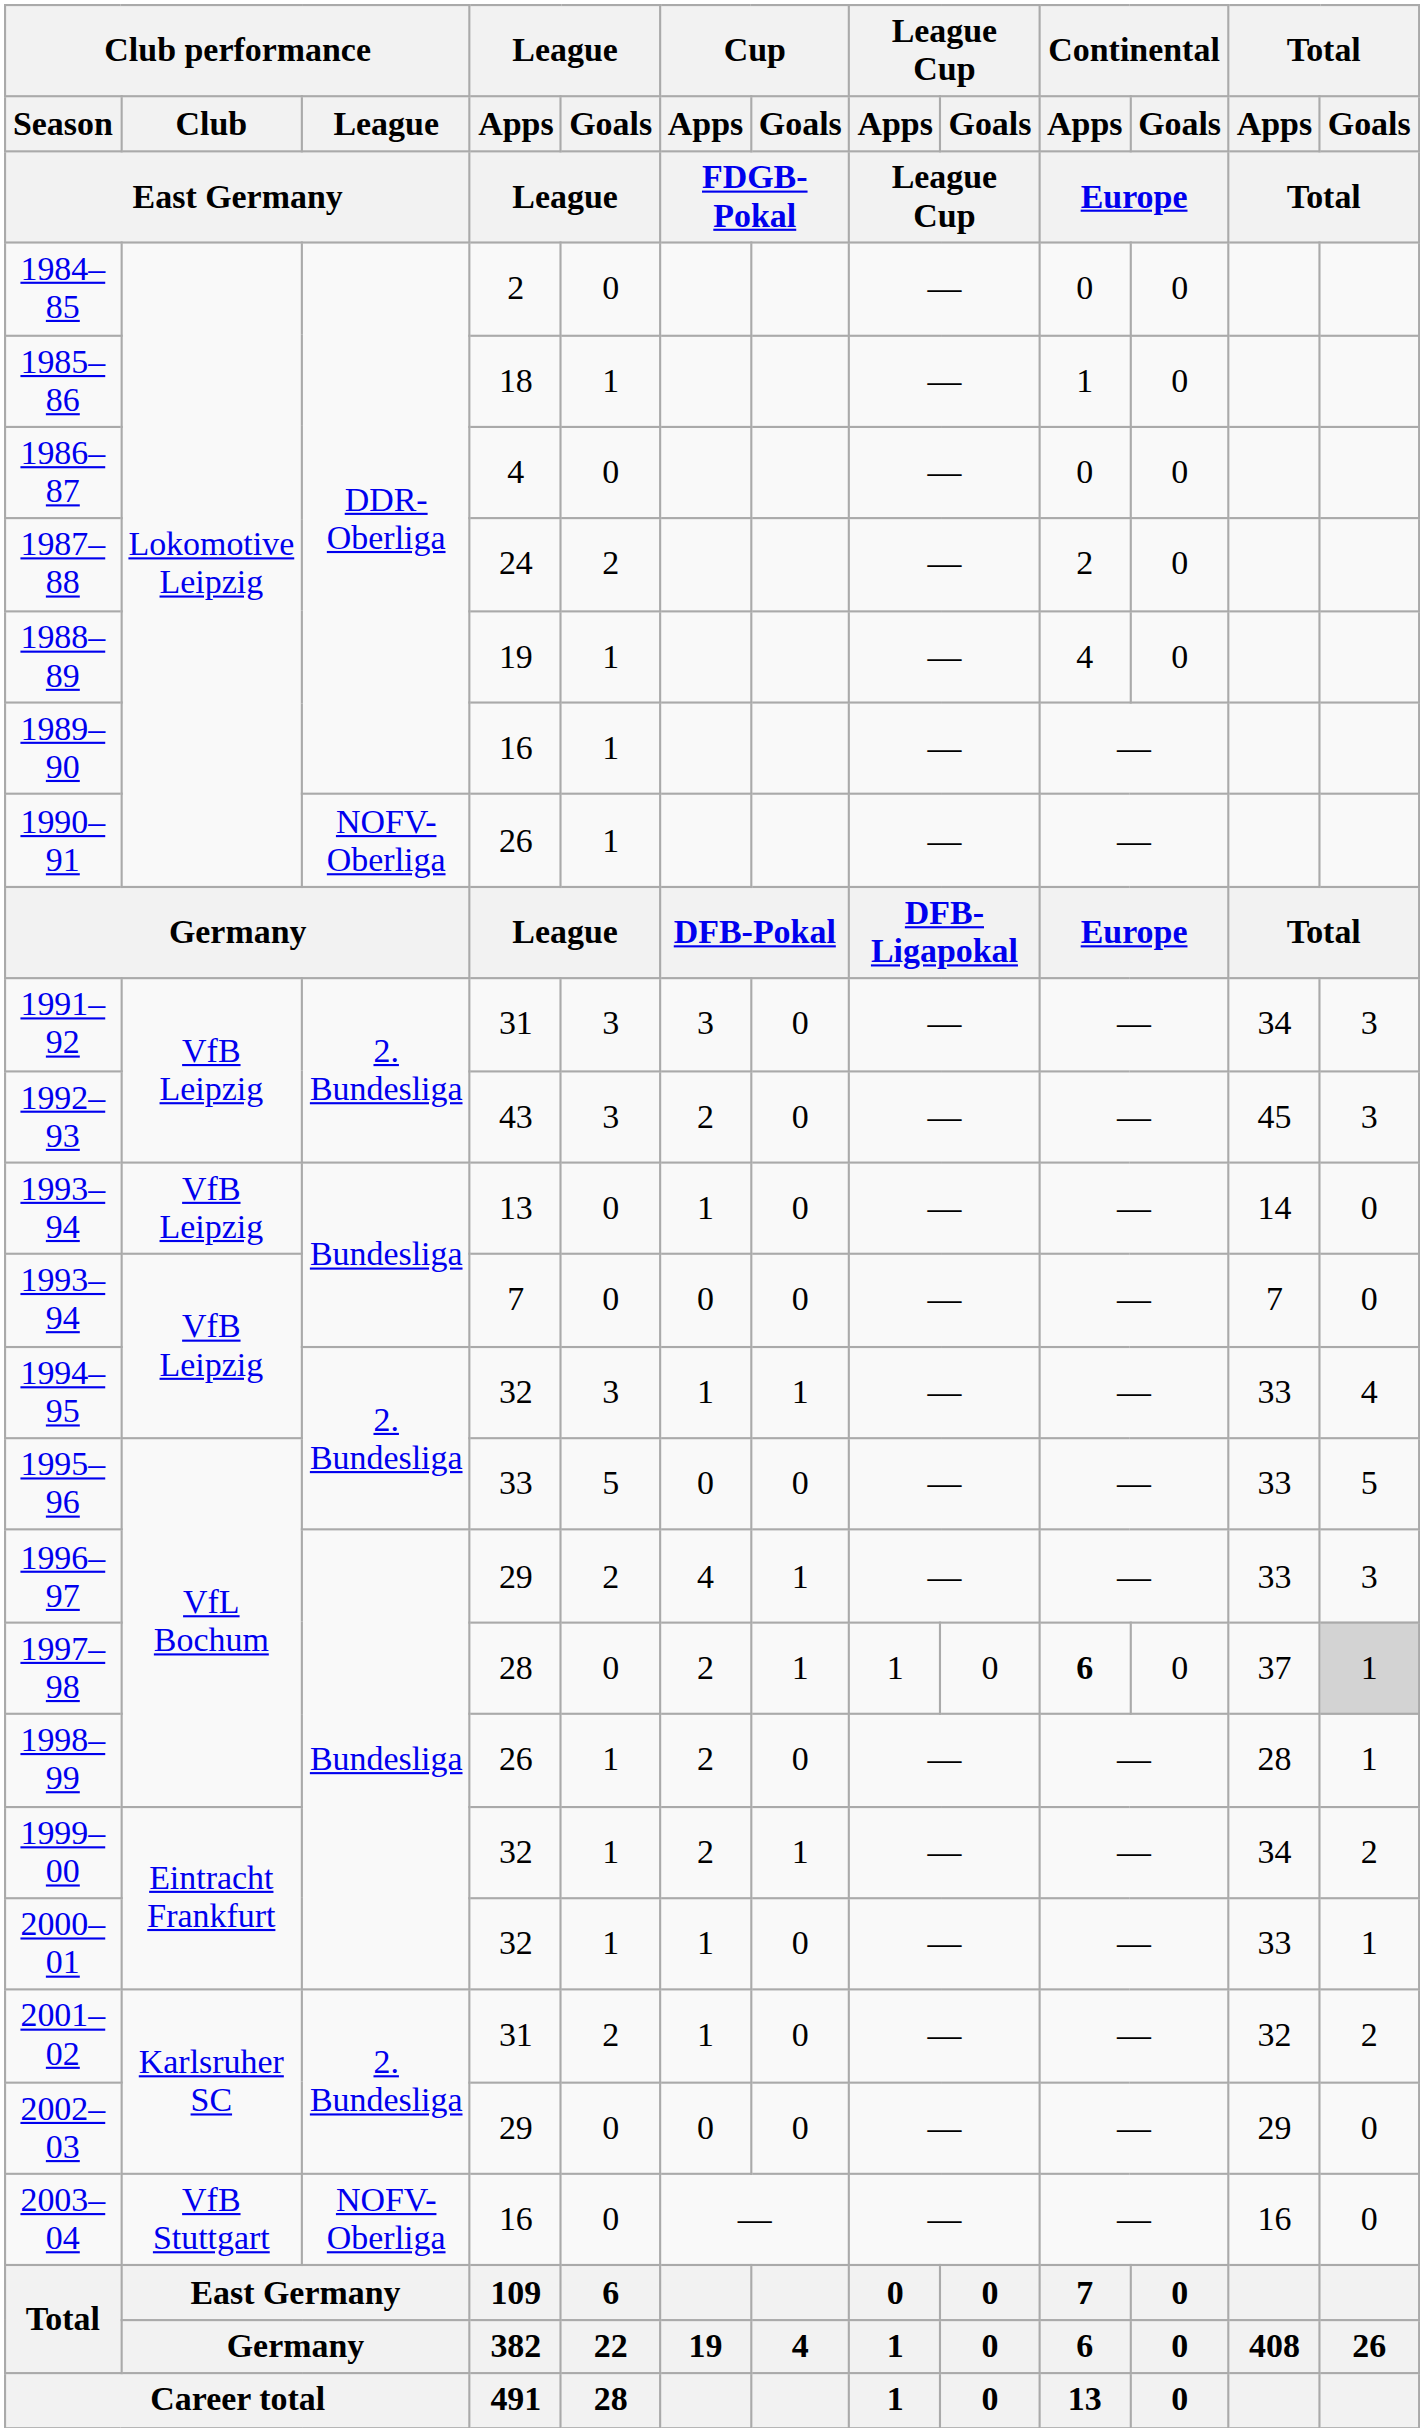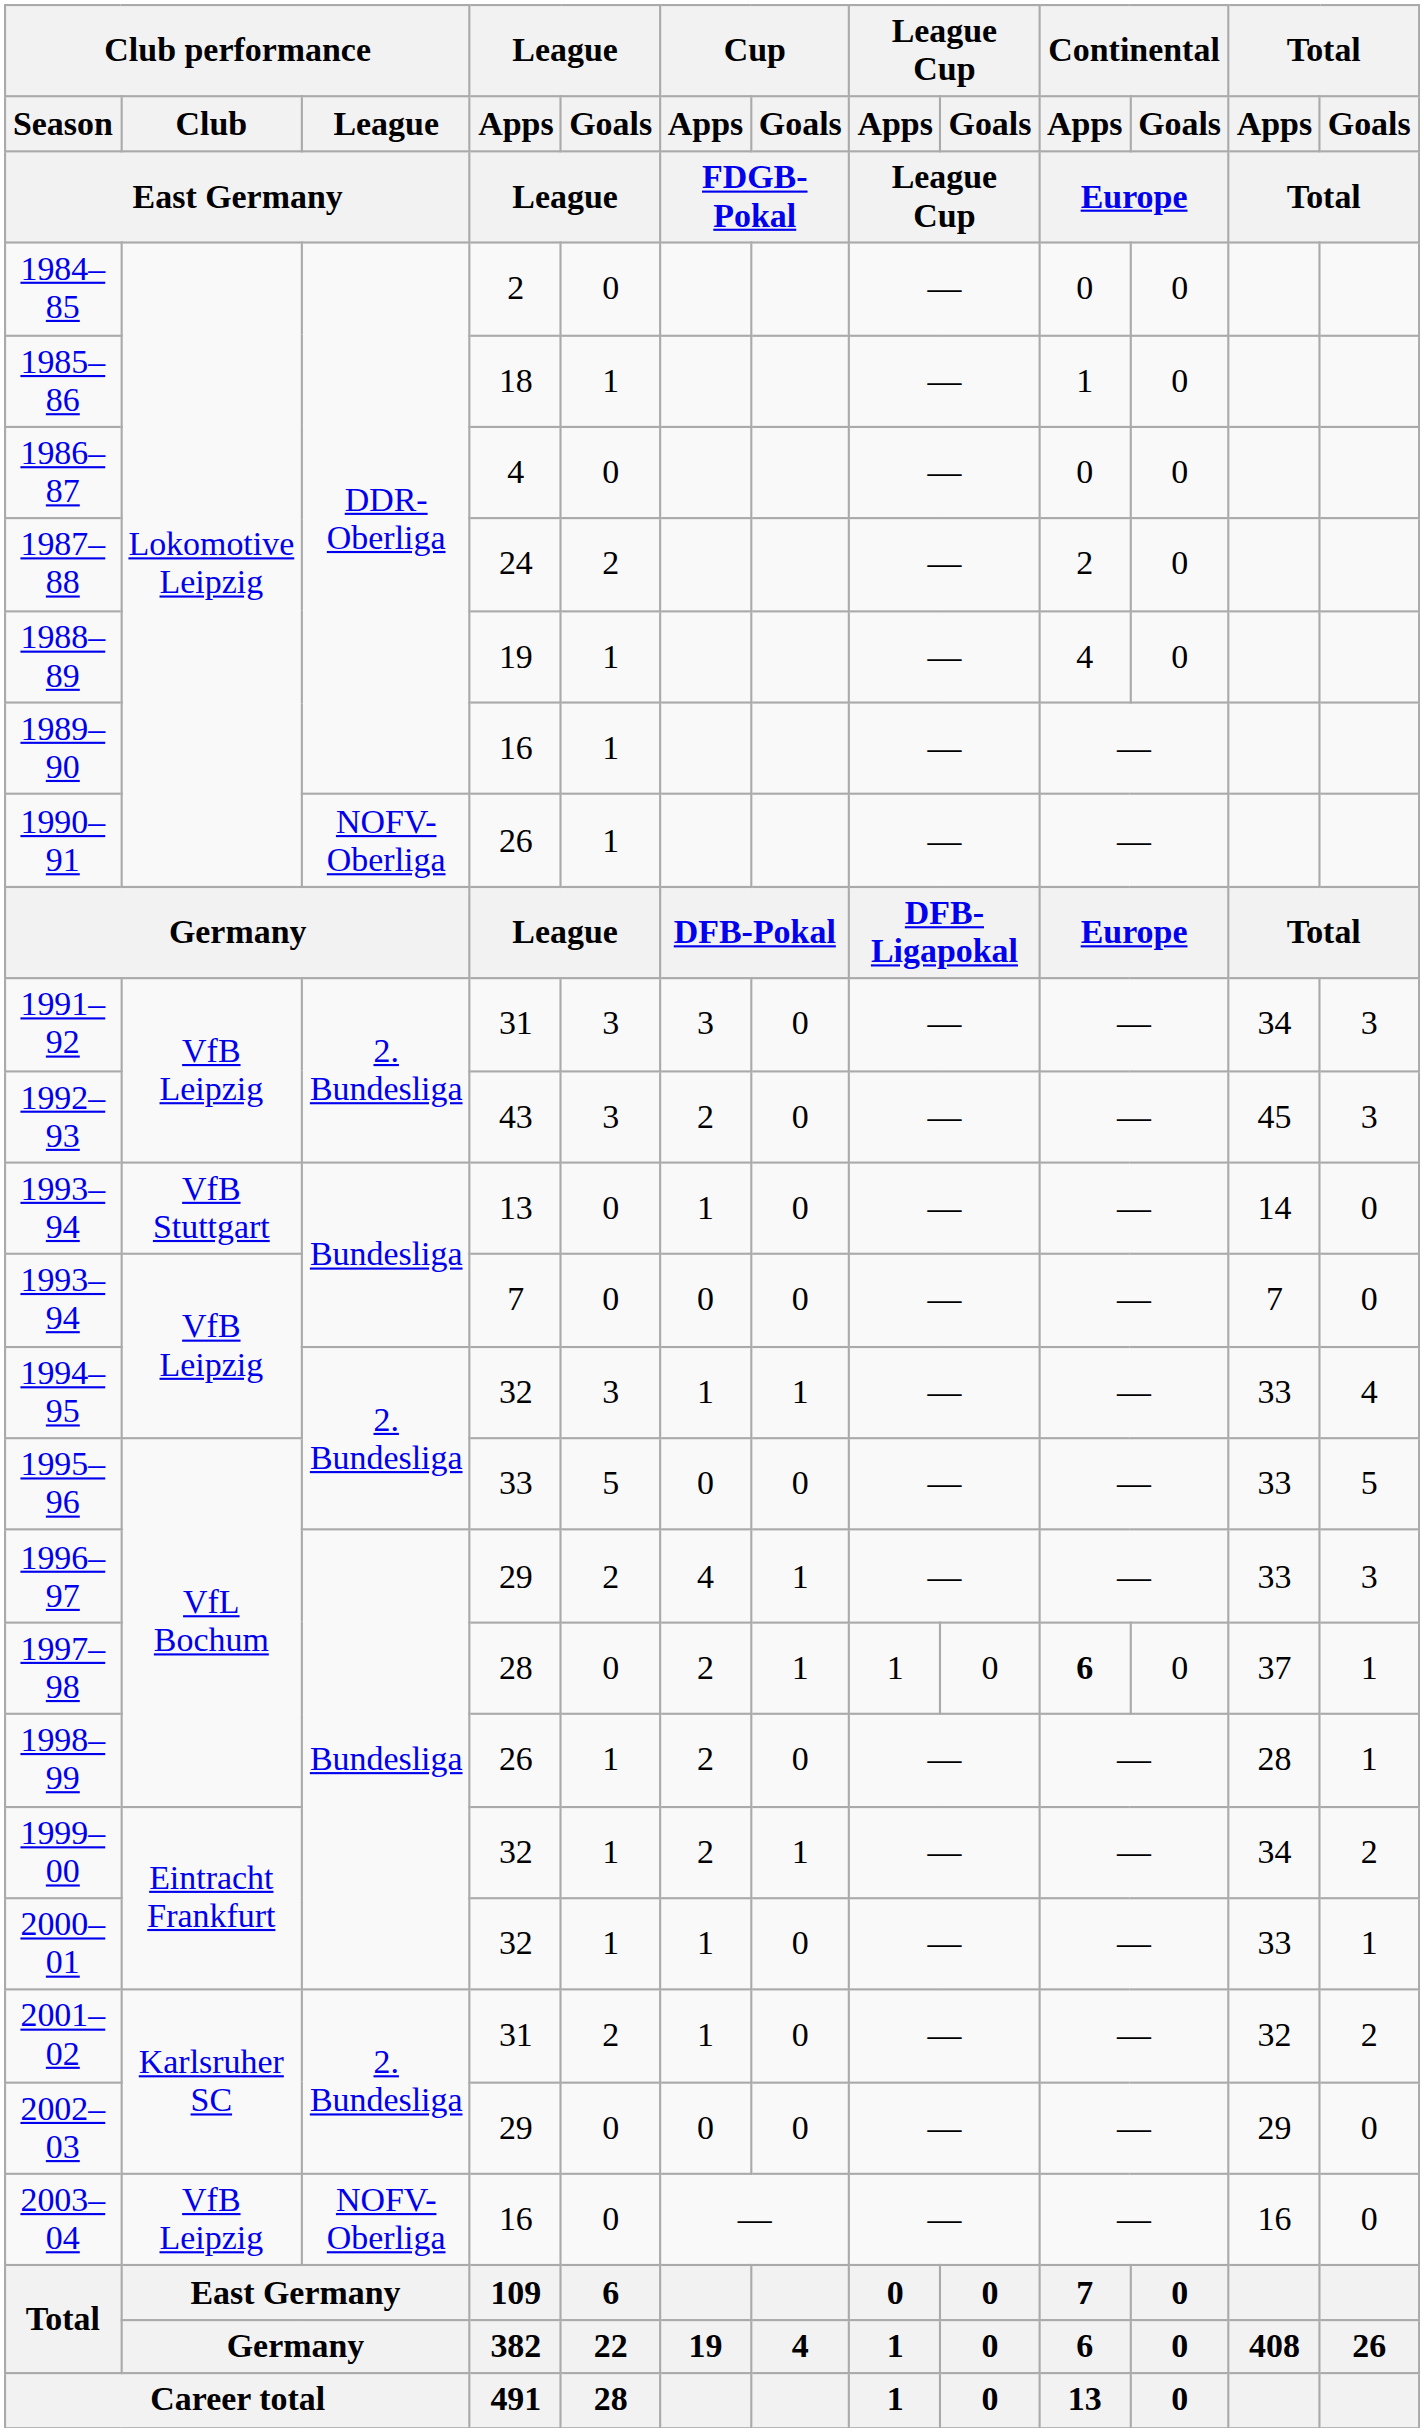(211, 1207) VfB Leipzig -> (211, 1207) VfB Stuttgart
(1369, 1667) lightgrey background -> (1369, 1667) no background
(211, 2219) VfB Stuttgart -> (211, 2219) VfB Leipzig
